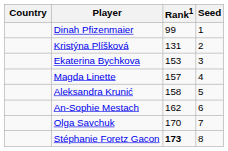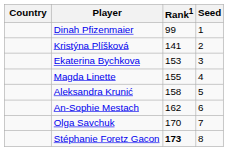(173, 45) 131 -> (173, 45) 141
(173, 76) 157 -> (173, 76) 155
